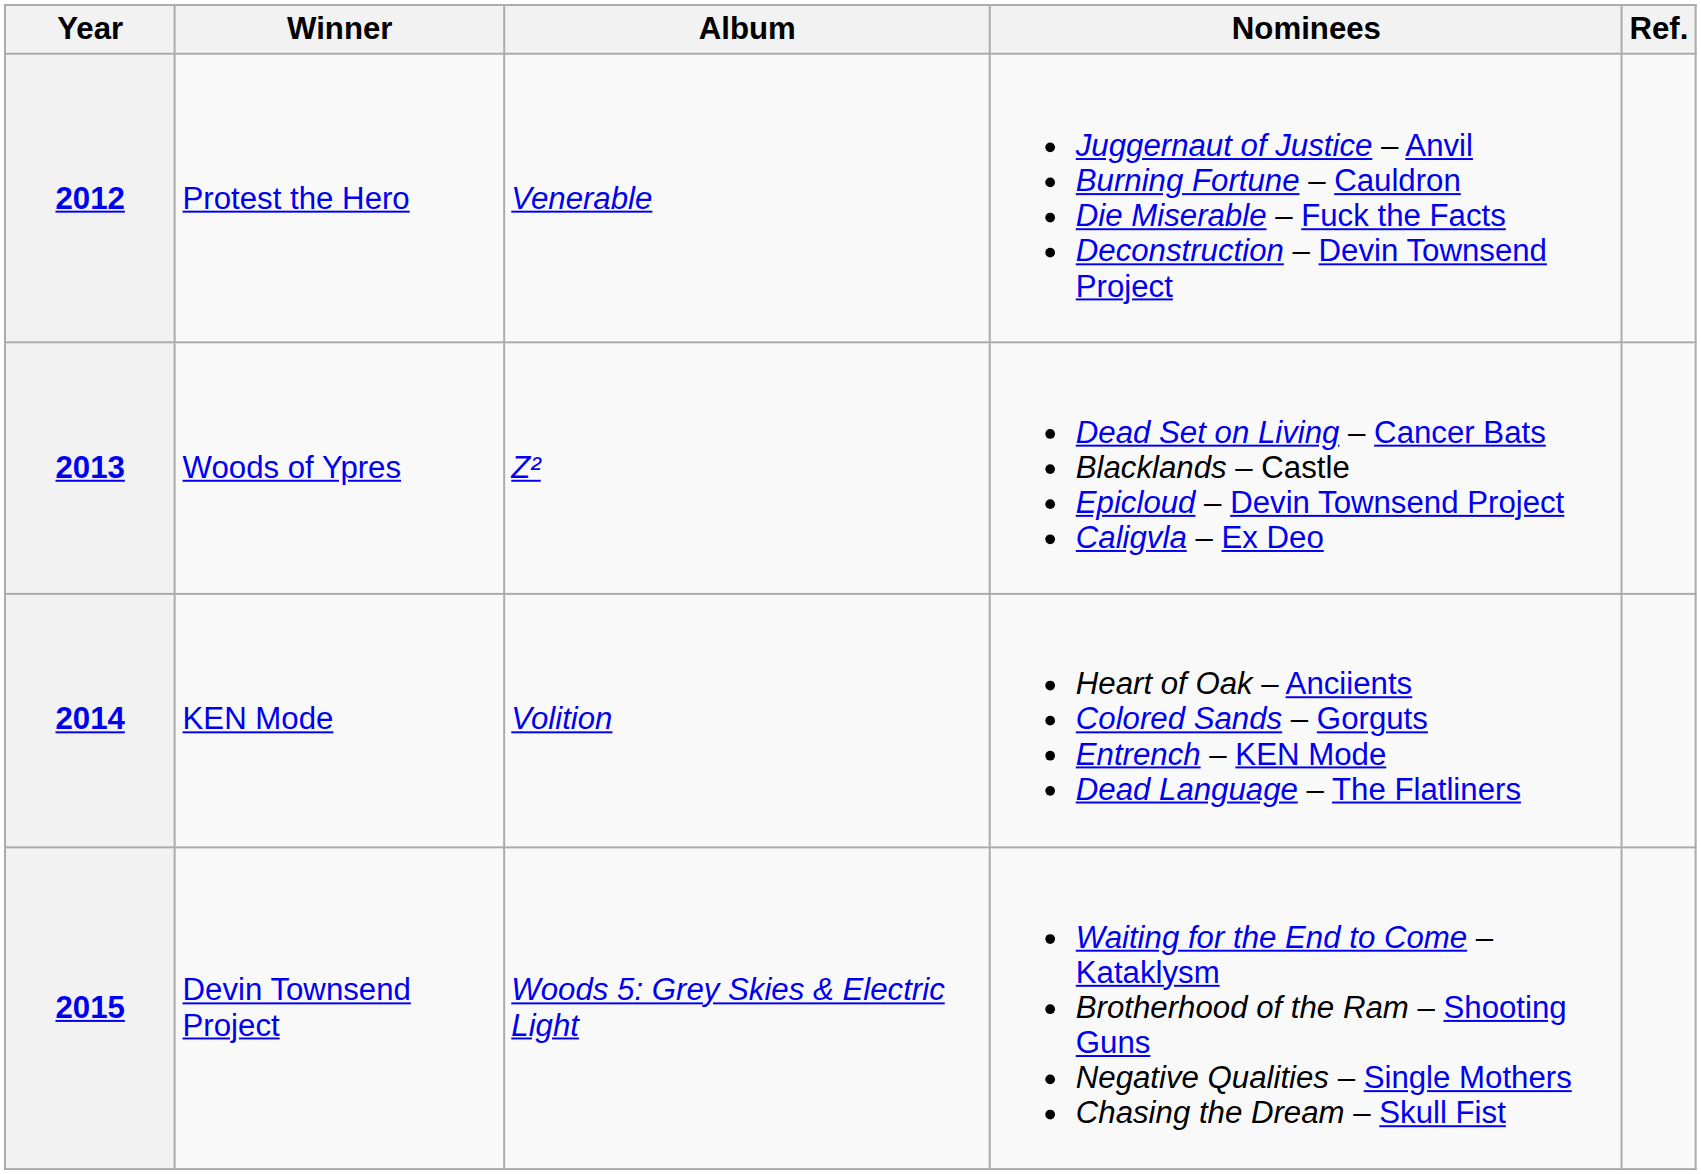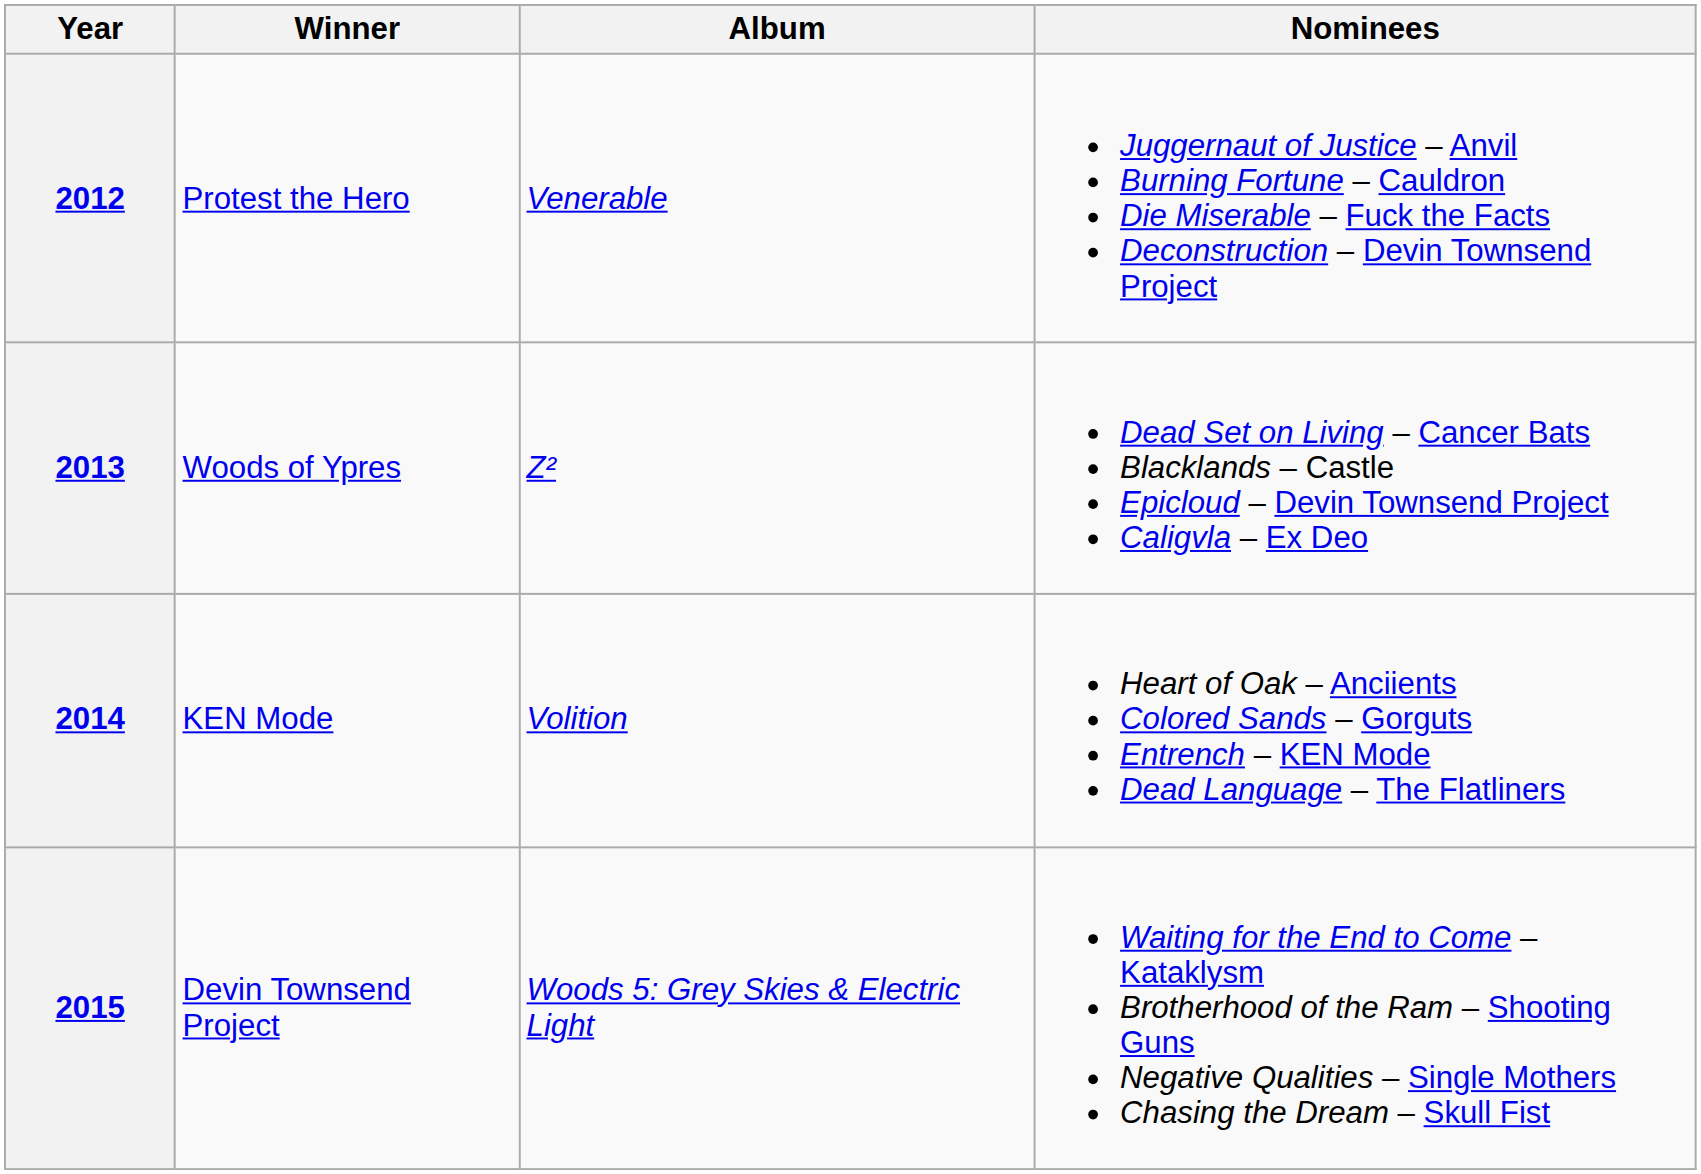- column: (1659, 29)
